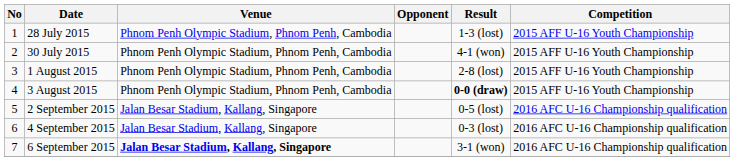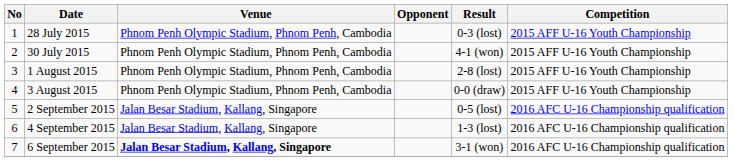(481, 33) 1-3 (lost) -> (479, 33) 0-3 (lost)
(481, 90) bold -> (479, 90) normal
(481, 128) 0-3 (lost) -> (479, 128) 1-3 (lost)
